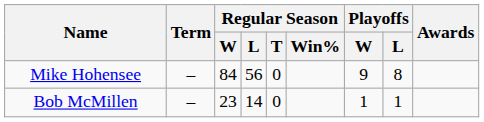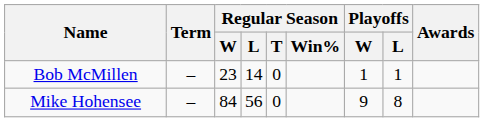rows swapped: (86, 74) <-> (86, 102)
